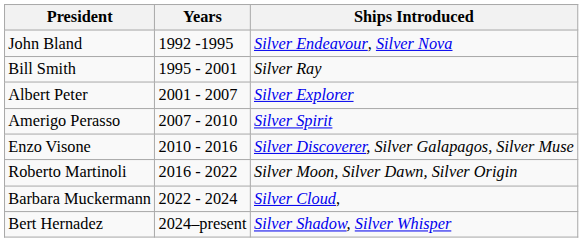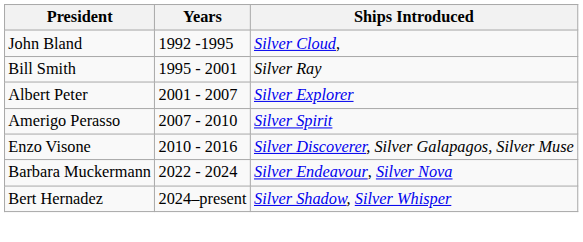(353, 43) Silver Endeavour, Silver Nova -> (297, 43) Silver Cloud,
- row: (67, 172)
(297, 198) Silver Cloud, -> (353, 172) Silver Endeavour, Silver Nova
